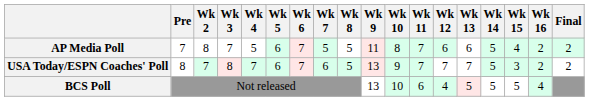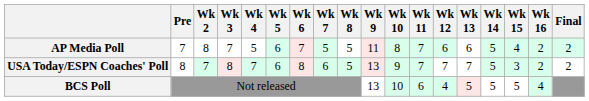(302, 67) 7 -> (302, 67) 8
